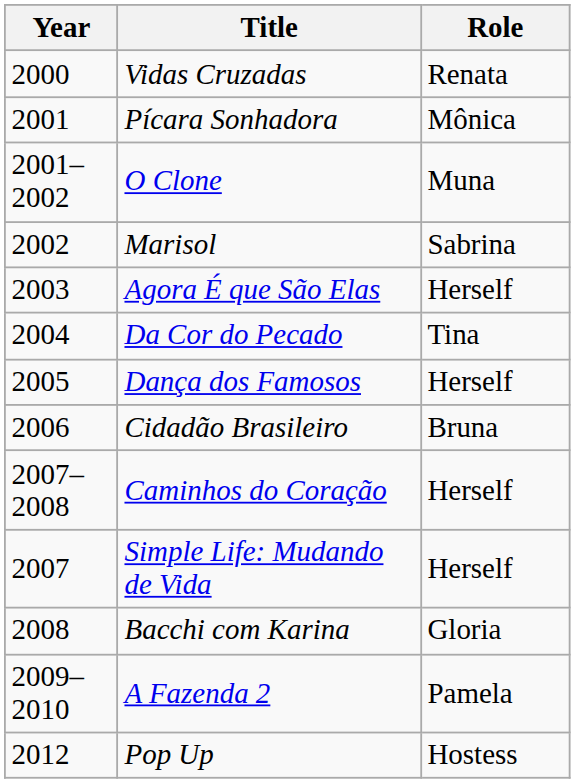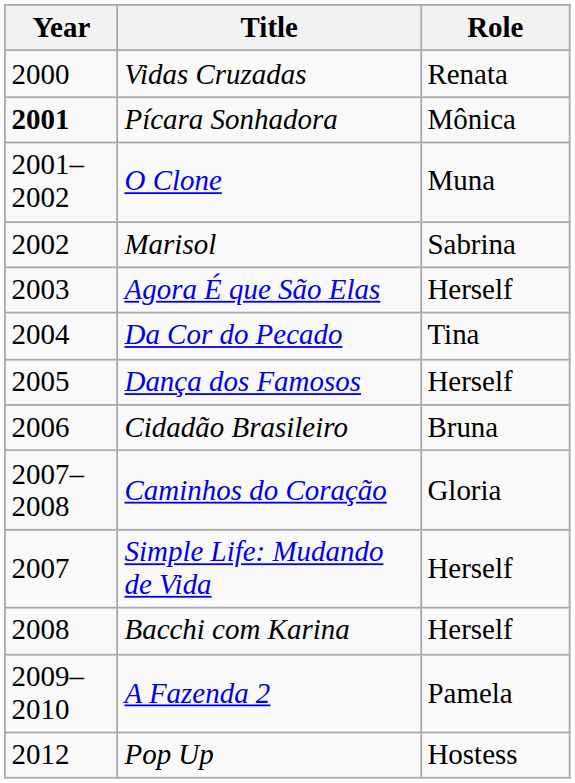(41, 119) normal -> (41, 119) bold
(470, 489) Herself -> (464, 489) Gloria
(464, 630) Gloria -> (470, 630) Herself
